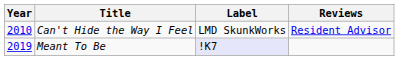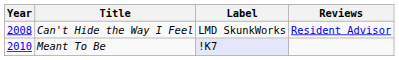(19, 30) 2010 -> (19, 30) 2008
(19, 47) 2019 -> (19, 47) 2010
